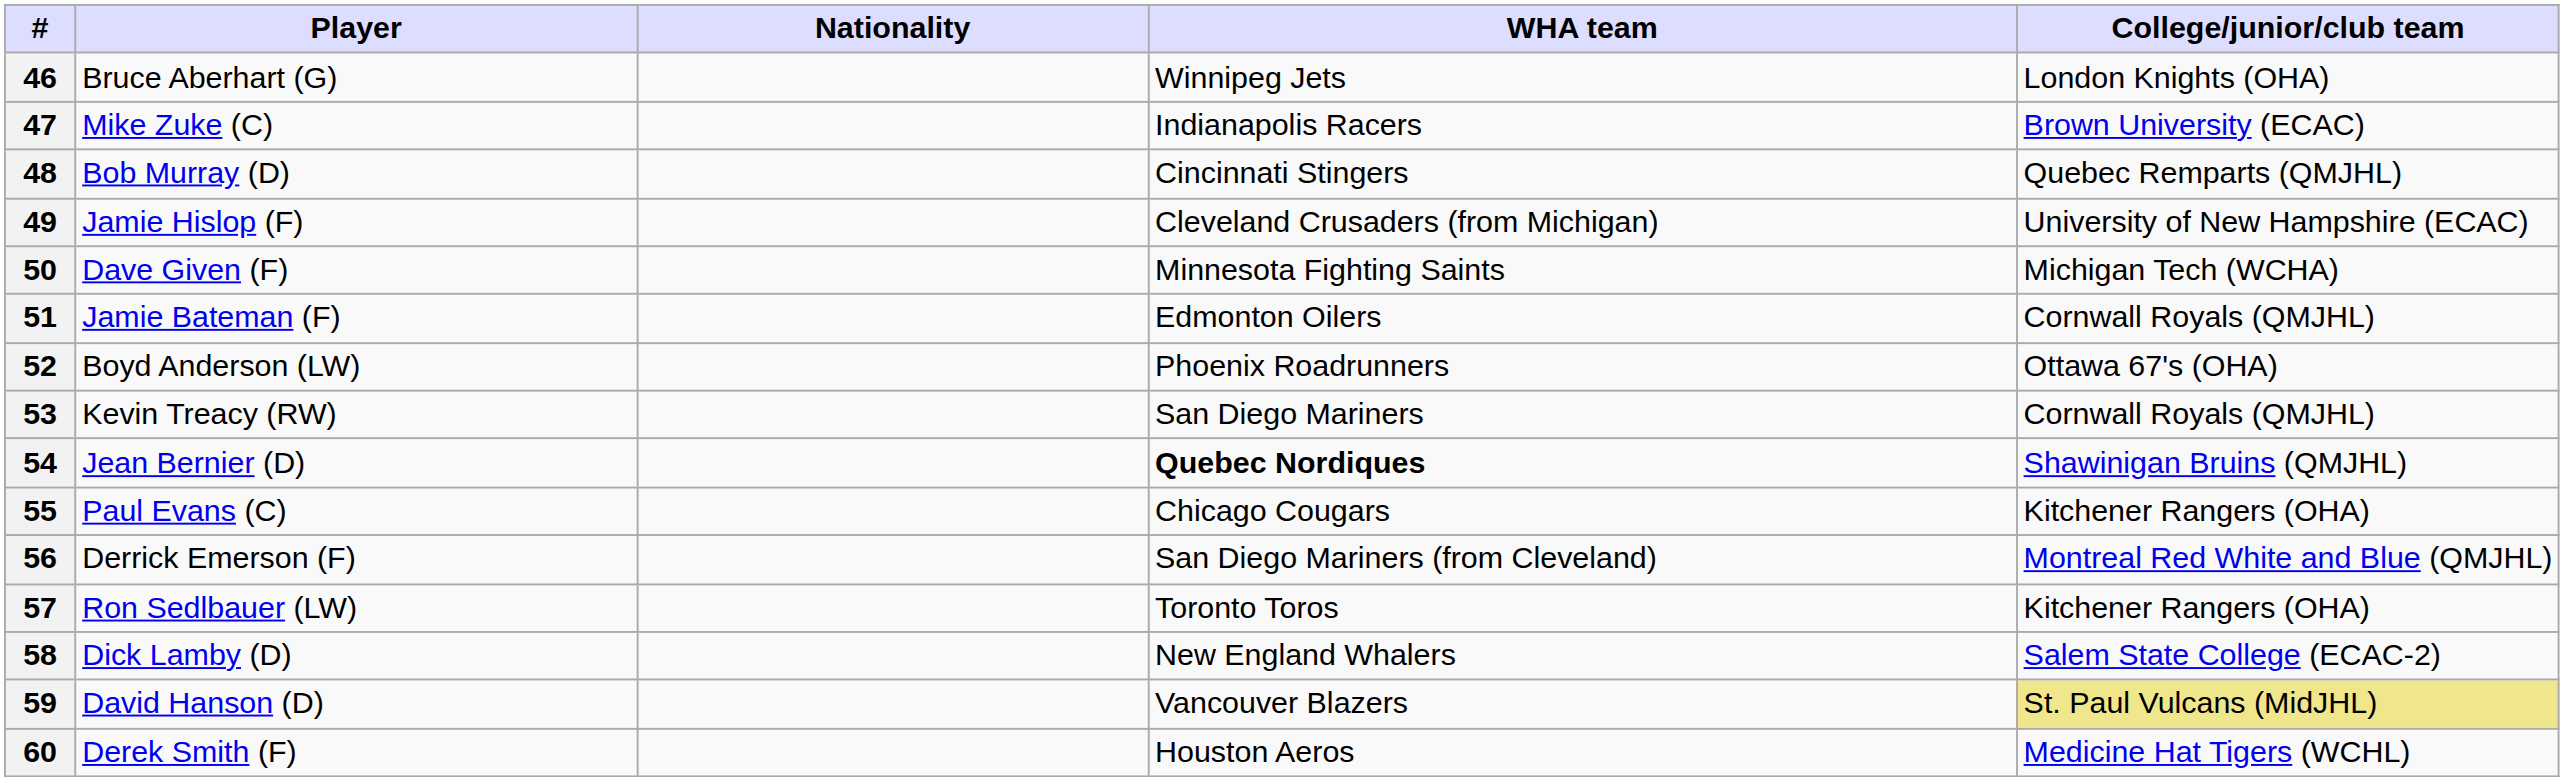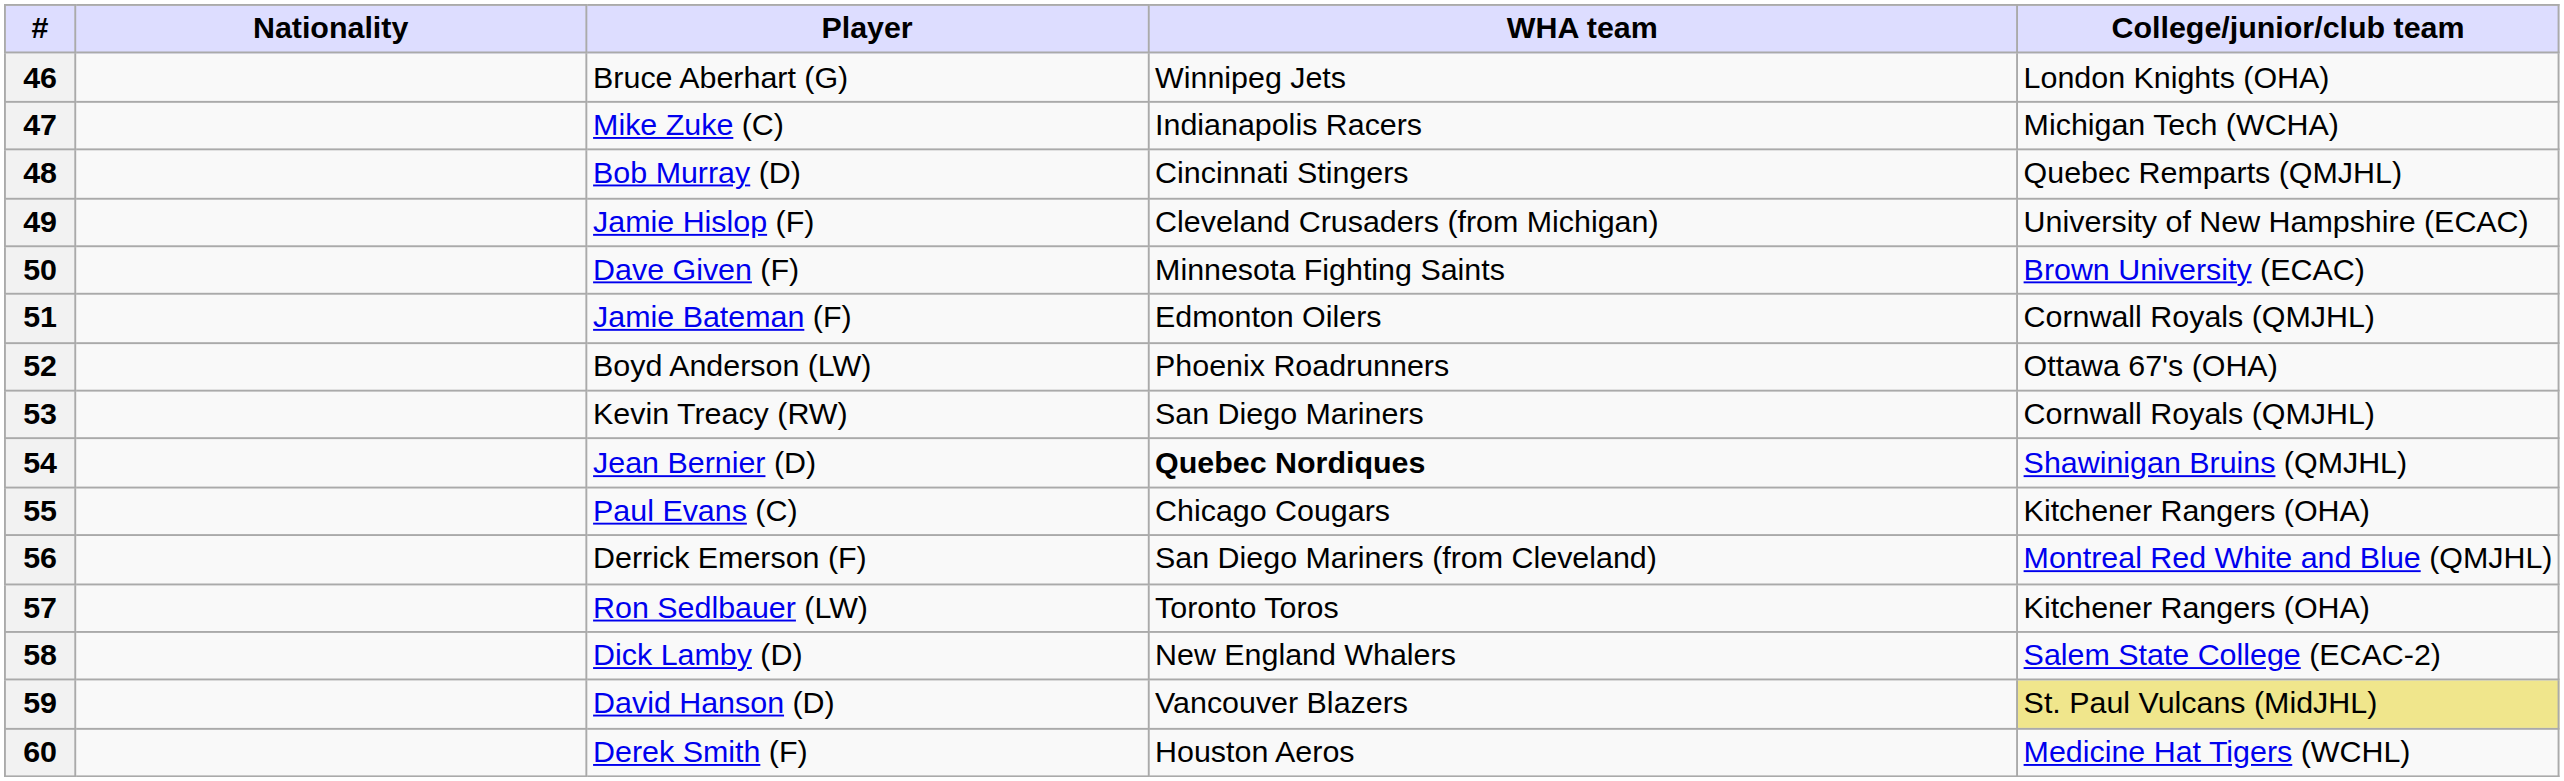columns swapped: (356, 28) <-> (893, 28)
(2194, 125) Brown University (ECAC) -> (2181, 125) Michigan Tech (WCHA)
(2181, 269) Michigan Tech (WCHA) -> (2194, 269) Brown University (ECAC)
